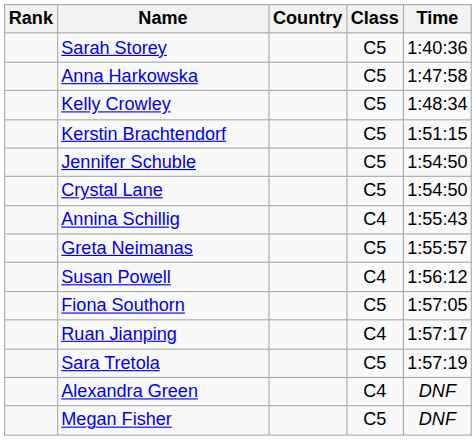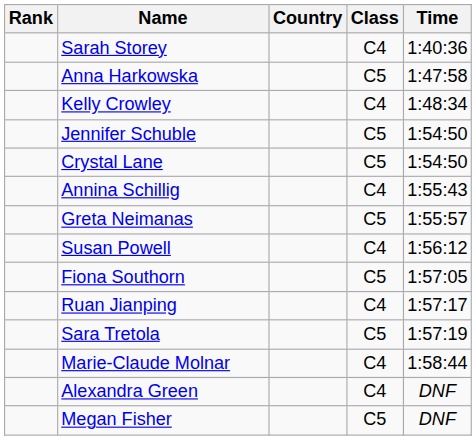(375, 47) C5 -> (375, 47) C4
(375, 104) C5 -> (375, 104) C4
- row: (144, 133)
+ row: (146, 362)
